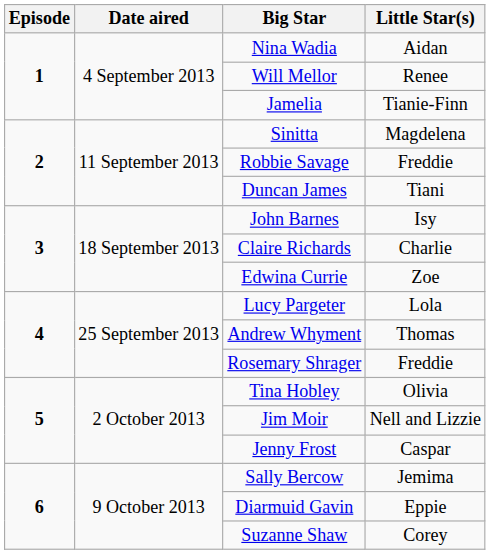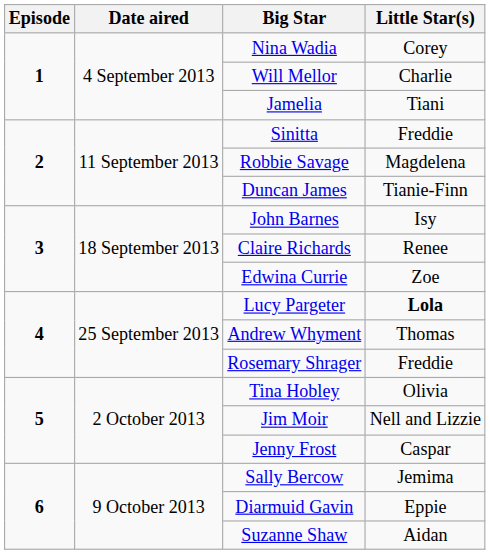(425, 47) Aidan -> (425, 47) Corey
(425, 76) Renee -> (425, 76) Charlie
(425, 104) Tianie-Finn -> (425, 104) Tiani
(425, 133) Magdelena -> (425, 133) Freddie
(425, 162) Freddie -> (425, 162) Magdelena
(425, 190) Tiani -> (425, 190) Tianie-Finn
(425, 248) Charlie -> (425, 248) Renee
(425, 305) normal -> (425, 305) bold
(425, 534) Corey -> (425, 534) Aidan
